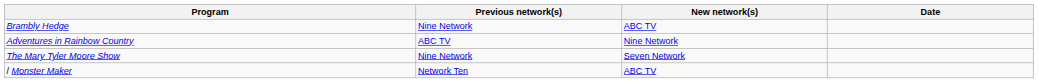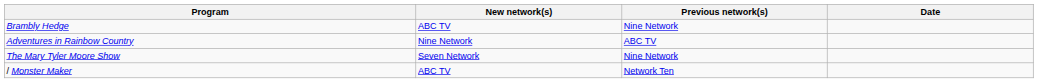columns swapped: (725, 12) <-> (519, 12)
